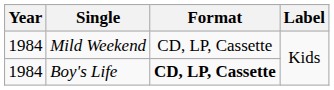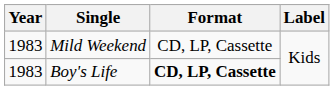(25, 44) 1984 -> (25, 44) 1983
(25, 71) 1984 -> (25, 71) 1983
